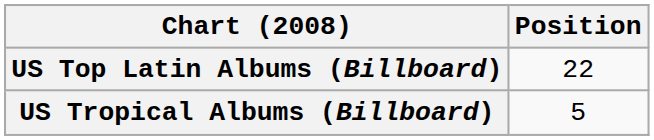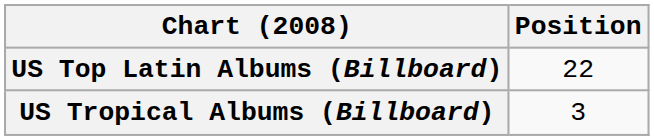(578, 113) 5 -> (578, 113) 3
